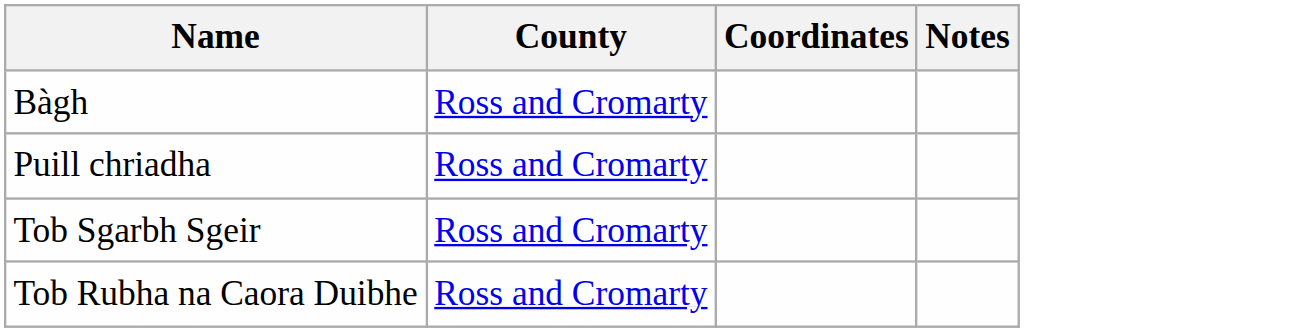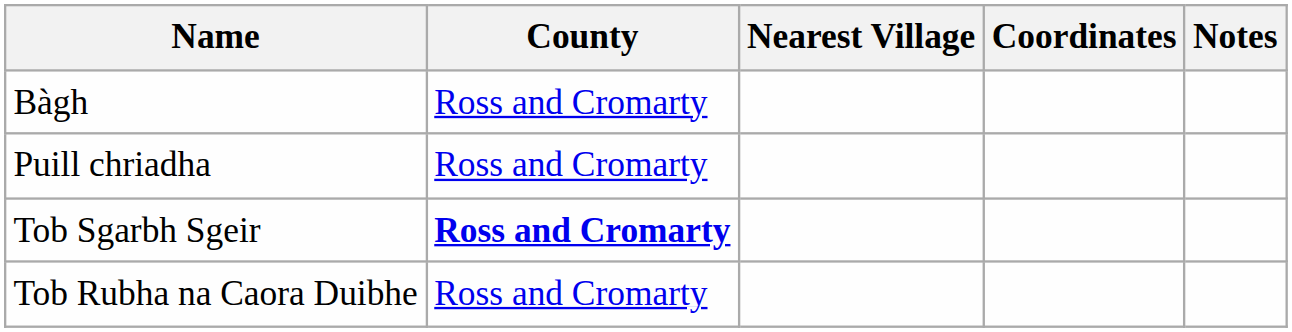+ column: (861, 36)
(571, 228) normal -> (582, 228) bold
